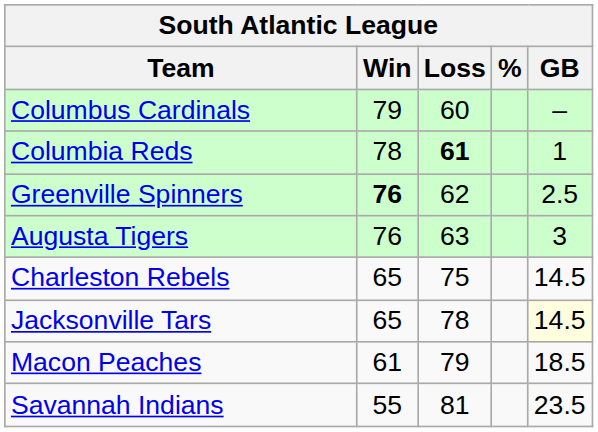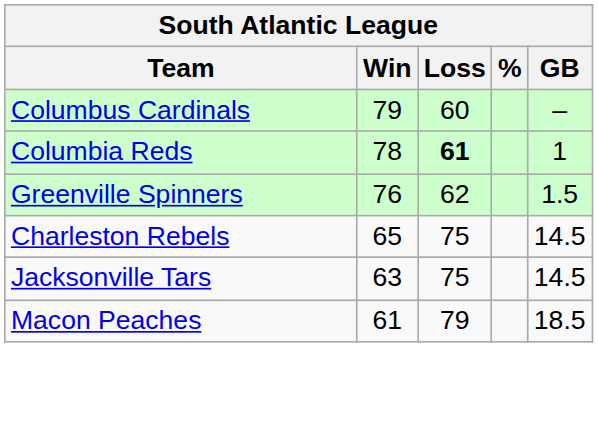(387, 194) bold -> (387, 194) normal
(560, 194) 2.5 -> (560, 194) 1.5
- row: (100, 236)
(387, 320) 65 -> (387, 278) 63
(455, 320) 78 -> (455, 278) 75
(560, 320) lightyellow background -> (560, 278) no background
- row: (117, 404)
